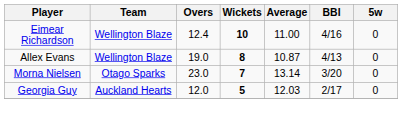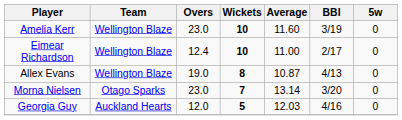+ row: (47, 29)
(332, 35) 4/16 -> (332, 51) 2/17
(332, 90) 2/17 -> (332, 106) 4/16
